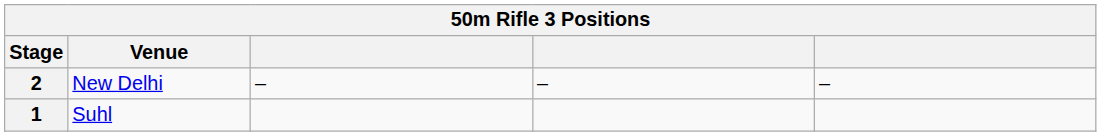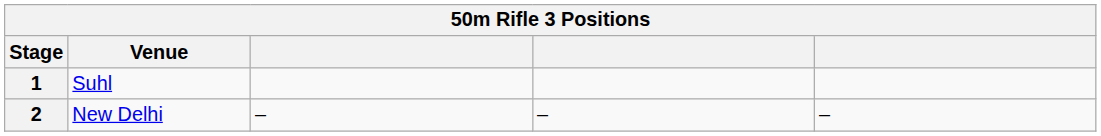rows swapped: (36, 114) <-> (36, 83)
